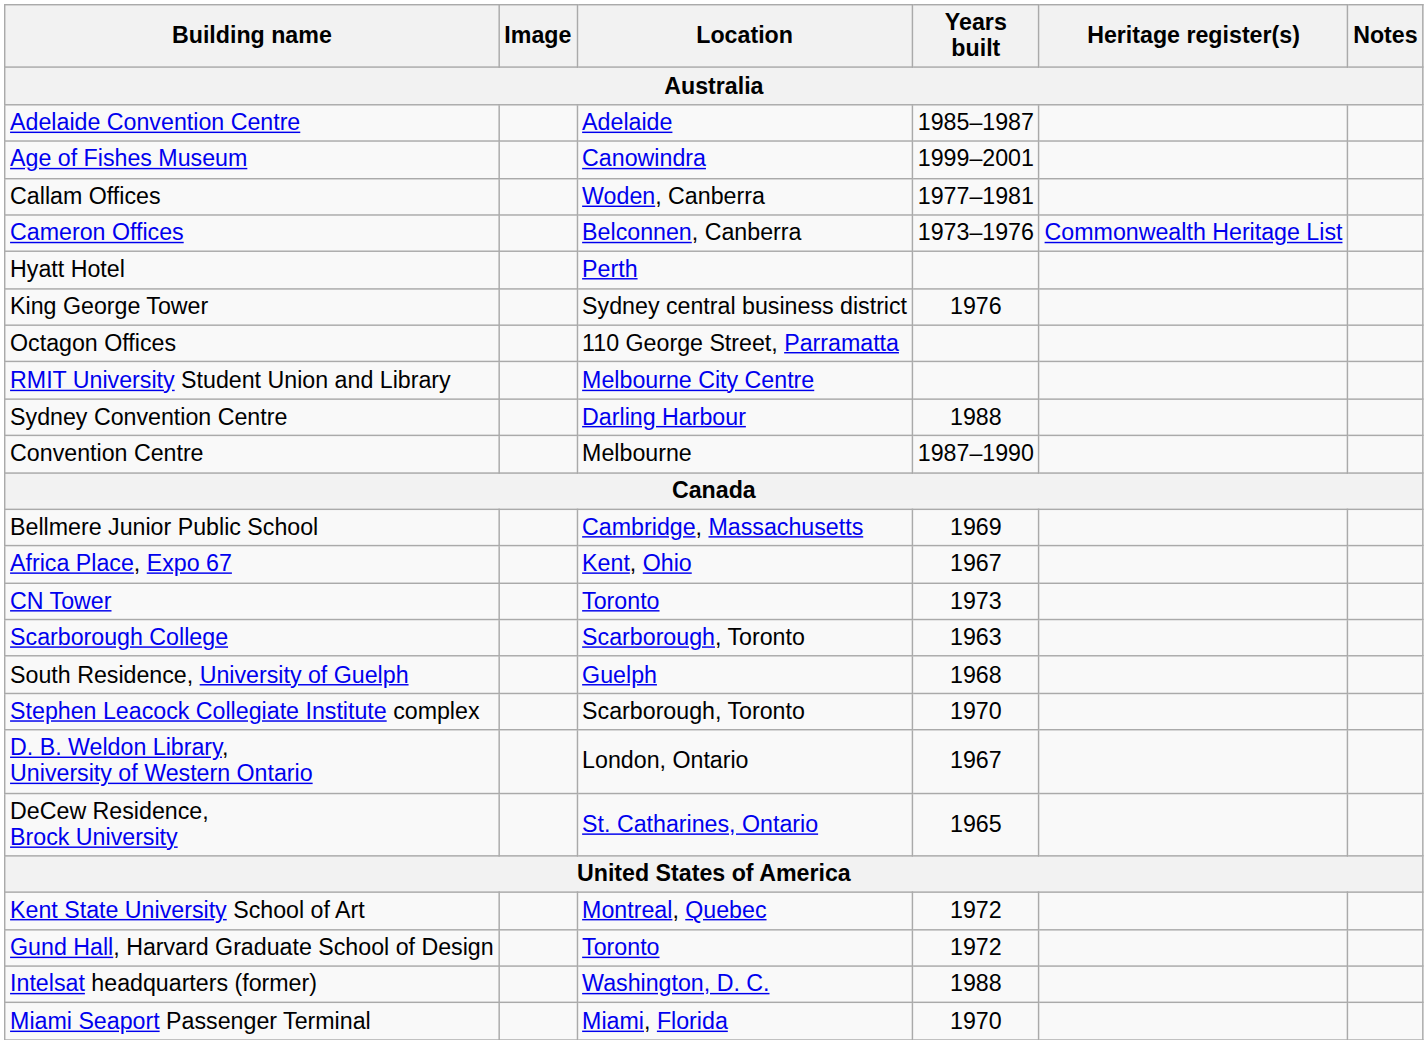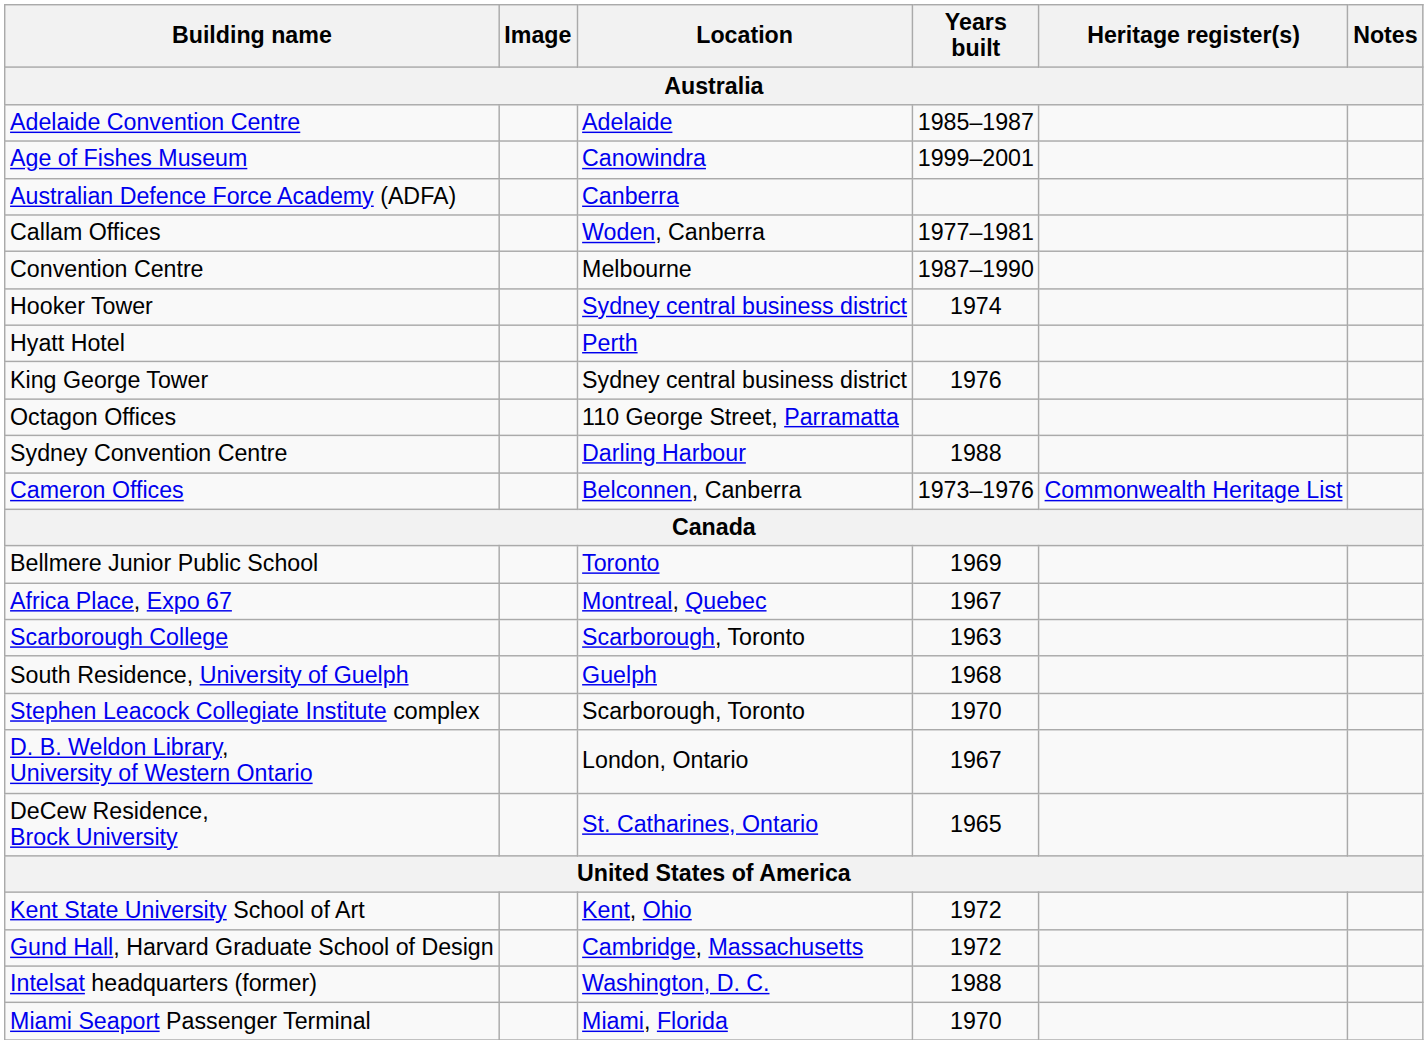+ row: (233, 196)
rows swapped: (97, 232) <-> (107, 453)
+ row: (81, 306)
- row: (230, 380)
(723, 527) Cambridge, Massachusetts -> (621, 564) Toronto
(637, 564) Kent, Ohio -> (674, 600) Montreal, Quebec
- row: (61, 600)
(674, 910) Montreal, Quebec -> (637, 910) Kent, Ohio
(621, 947) Toronto -> (723, 947) Cambridge, Massachusetts
